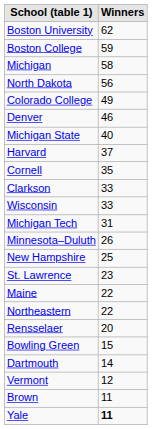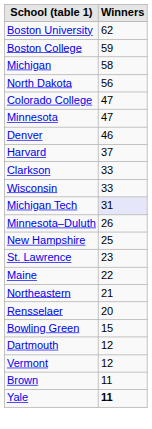(107, 100) 49 -> (107, 100) 47
+ row: (32, 118)
- row: (43, 135)
- row: (24, 170)
(107, 223) no background -> (107, 205) lavender background
(107, 310) 22 -> (107, 293) 21
(107, 363) 14 -> (107, 345) 12
